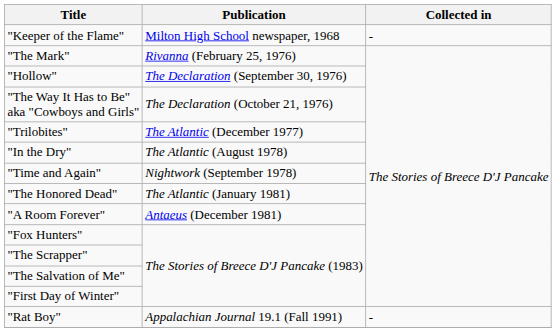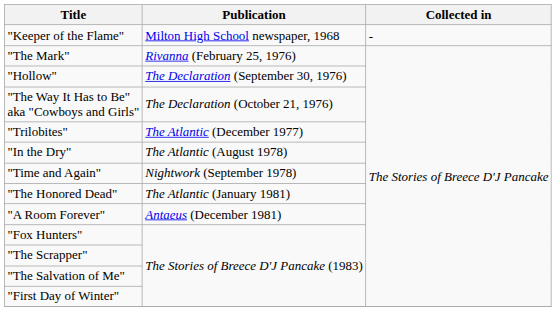- row: (34, 317)
